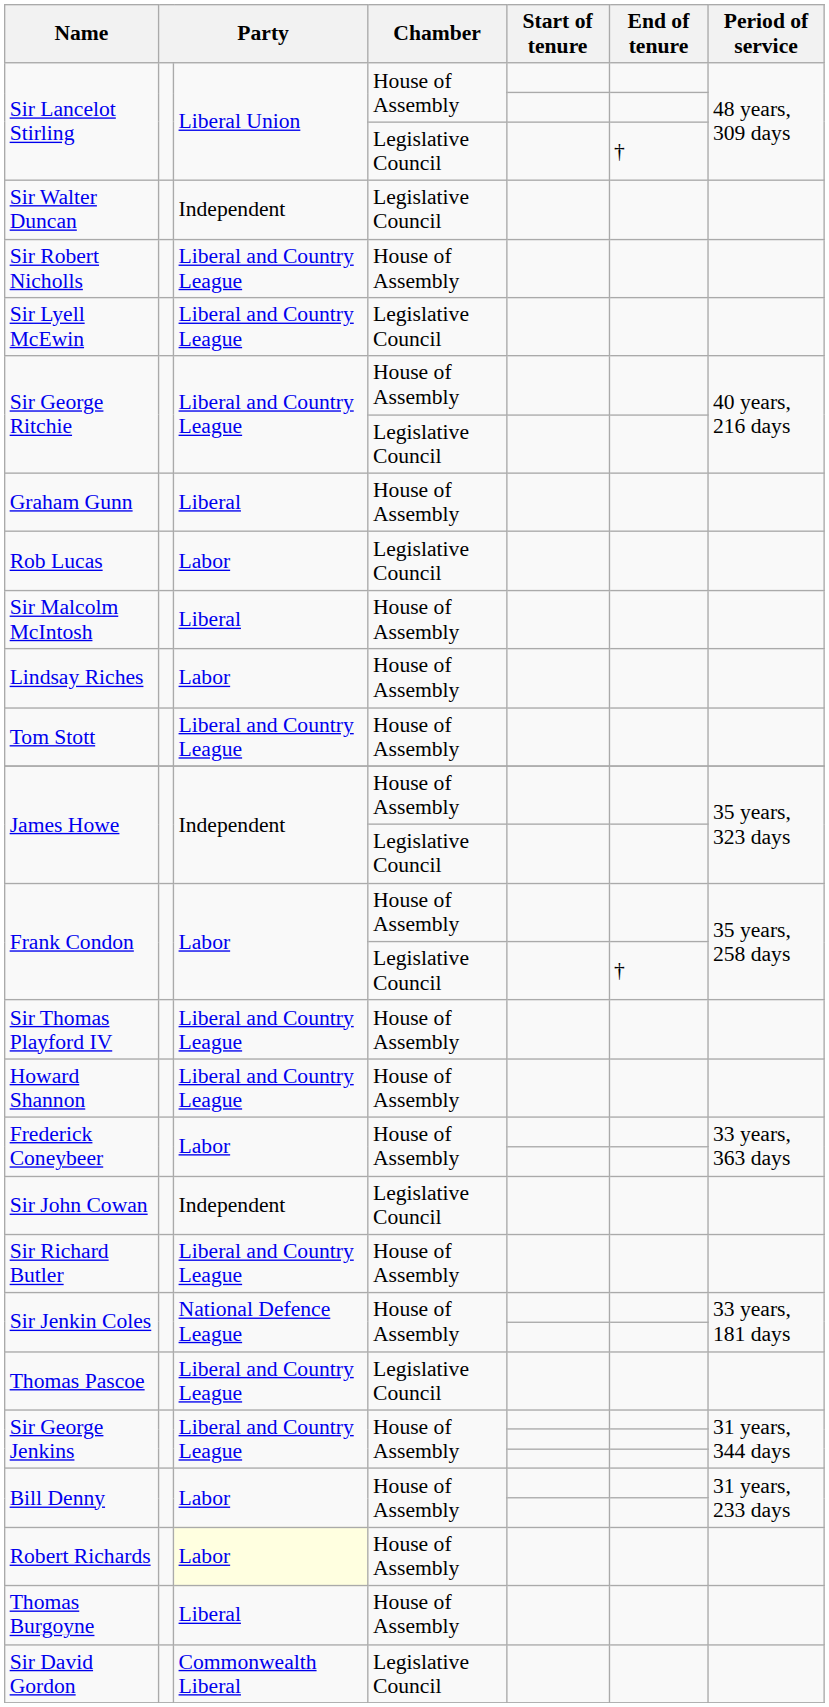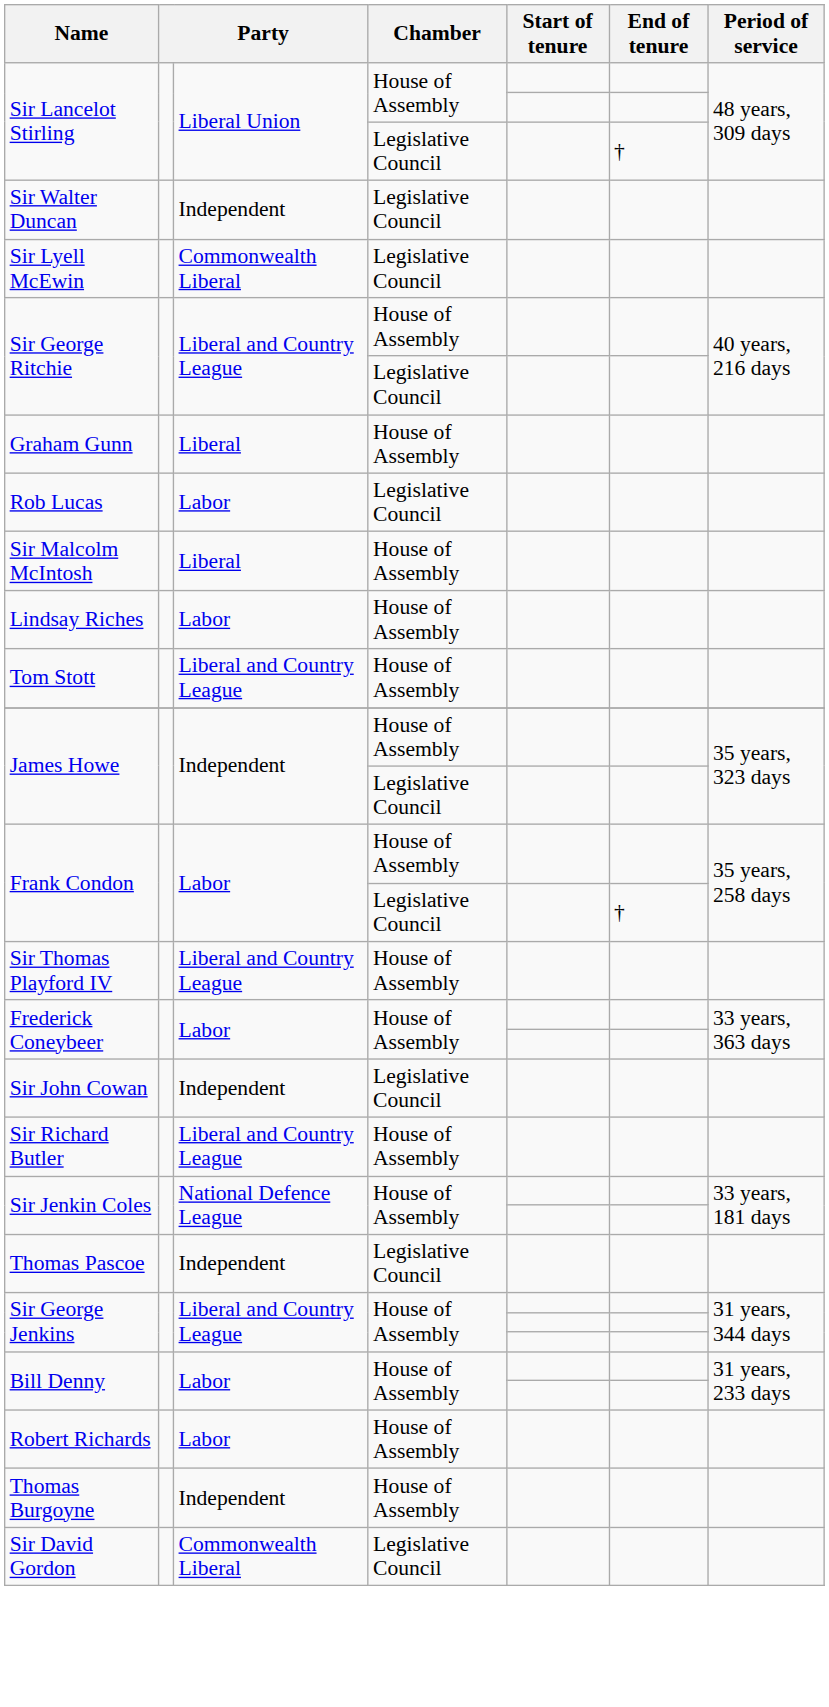- row: (54, 268)
(266, 326) Liberal and Country League -> (248, 268) Commonwealth Liberal
- row: (47, 1087)
(266, 1380) Liberal and Country League -> (232, 1263) Independent
(204, 1556) lightyellow background -> (204, 1439) no background
(210, 1614) Liberal -> (232, 1497) Independent
